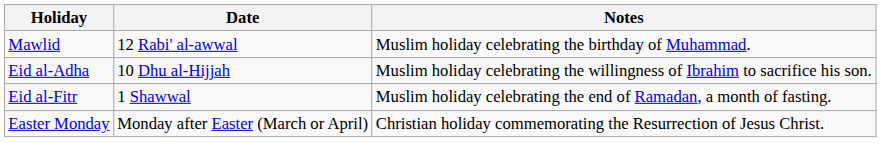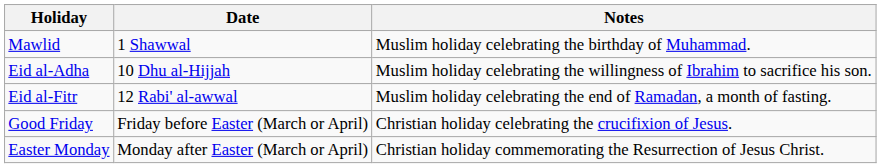(177, 44) 12 Rabi' al-awwal -> (154, 44) 1 Shawwal
(154, 96) 1 Shawwal -> (177, 96) 12 Rabi' al-awwal
+ row: (51, 123)
